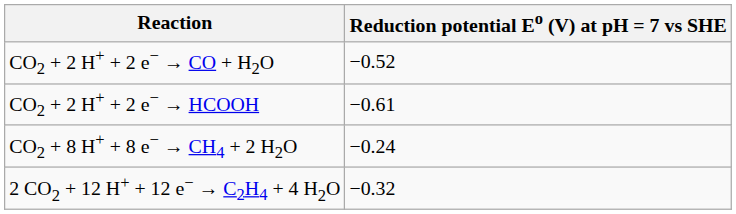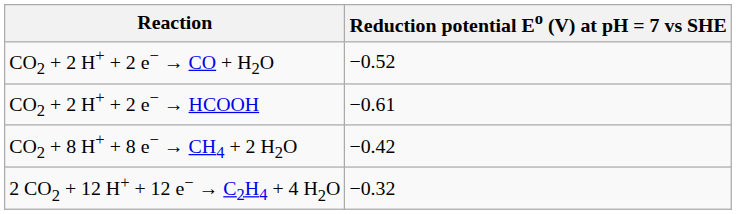(372, 146) −0.24 -> (372, 146) −0.42
